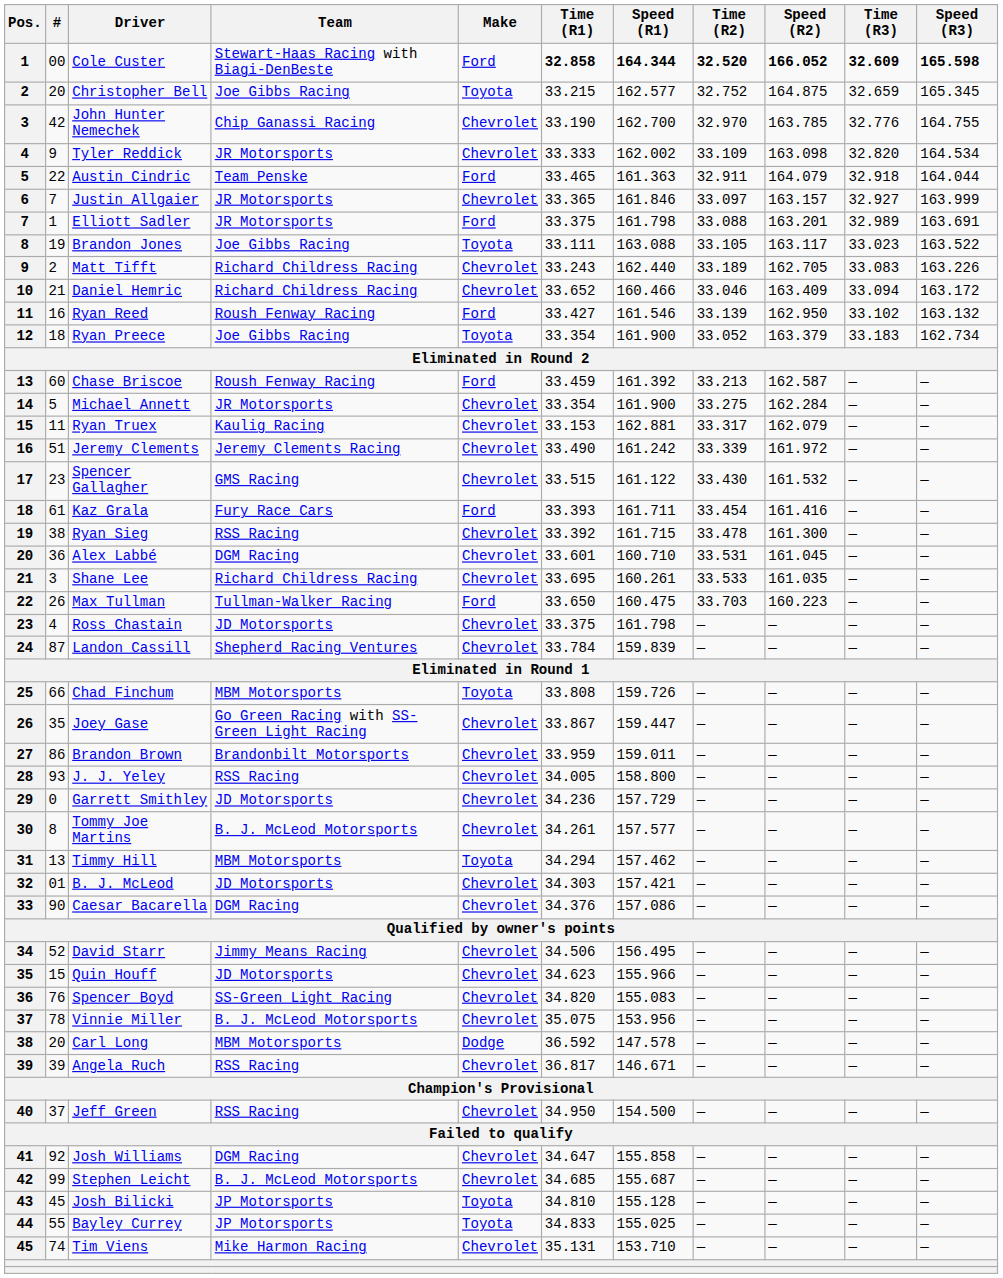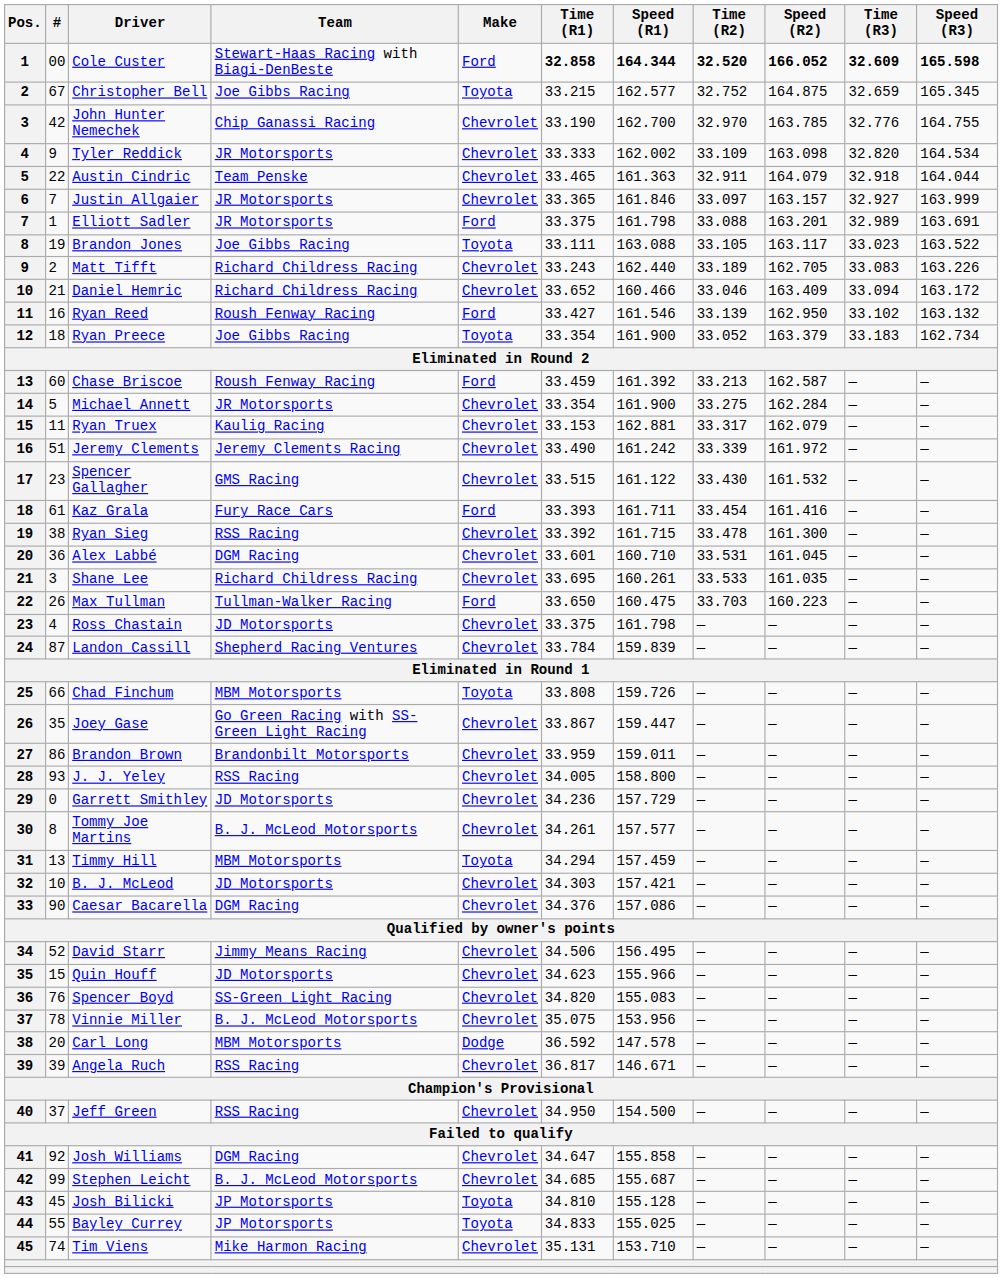(57, 94) 20 -> (57, 94) 67
(479, 178) Ford -> (500, 178) Chevrolet
(646, 862) 157.462 -> (646, 862) 157.459
(57, 885) 01 -> (57, 885) 10
